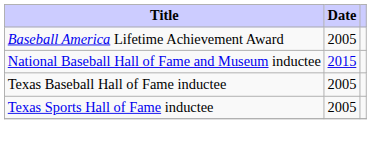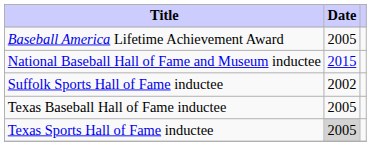+ row: (115, 84)
(342, 107) no background -> (342, 130) lightgrey background
